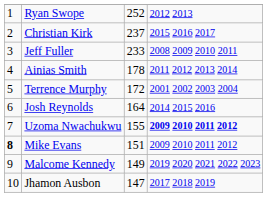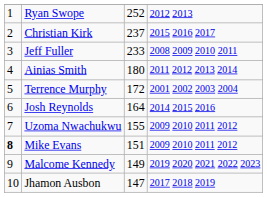(136, 70) 178 -> (136, 70) 180
(193, 126) bold -> (194, 126) normal
